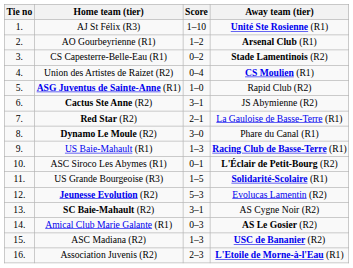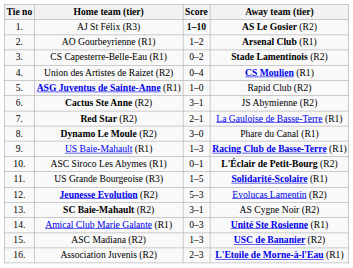(196, 27) normal -> (196, 27) bold
(279, 27) Unité Ste Rosienne (R1) -> (279, 27) AS Le Gosier (R2)
(279, 225) AS Le Gosier (R2) -> (279, 225) Unité Ste Rosienne (R1)
